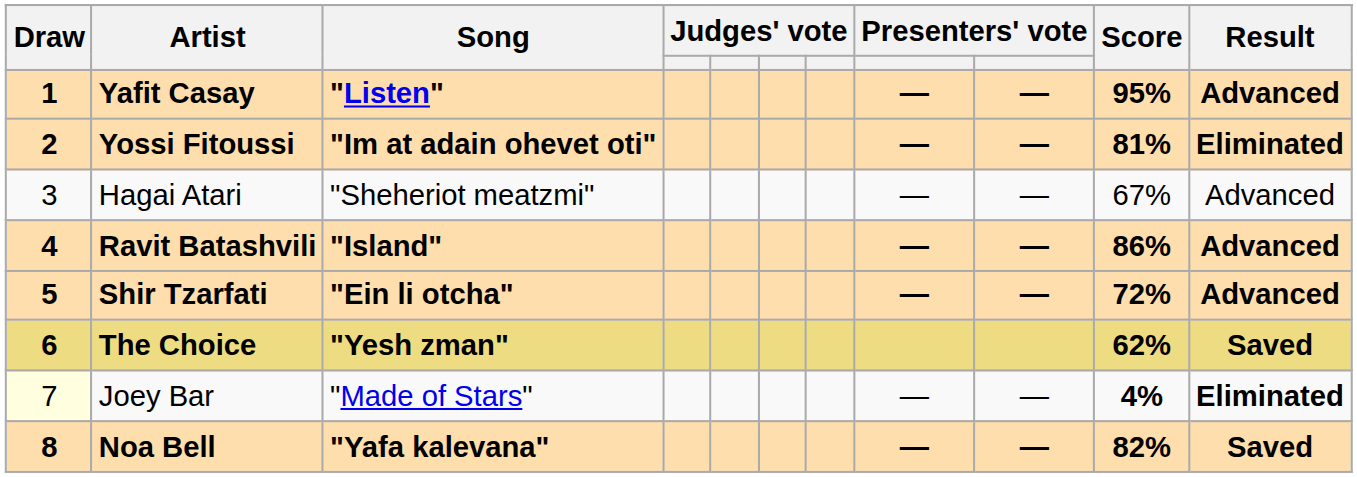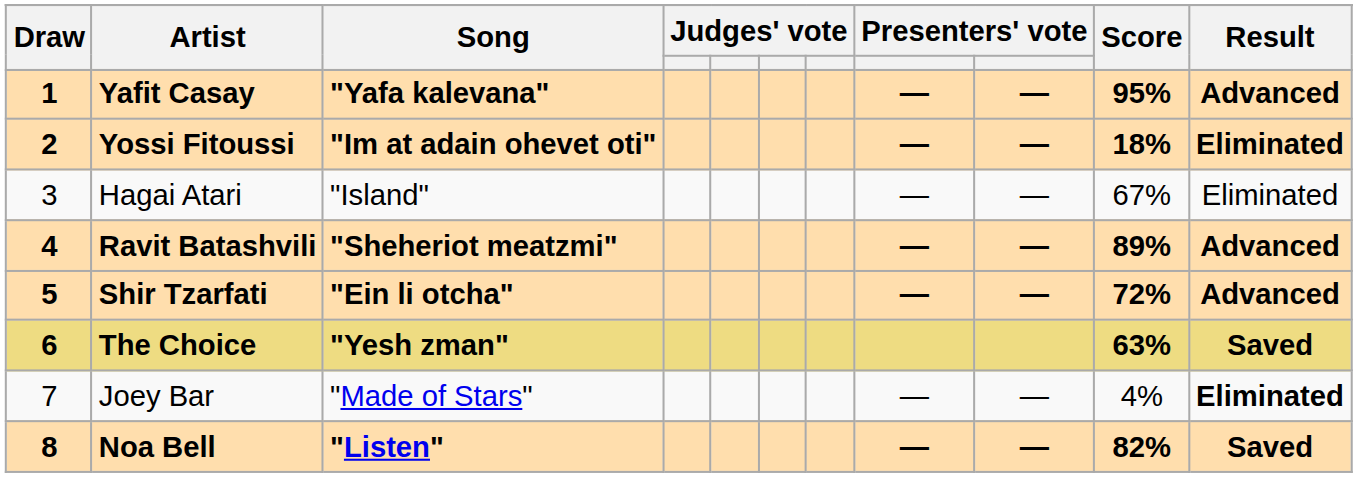(387, 94) "Listen" -> (440, 94) "Yafa kalevana"
(1142, 145) 81% -> (1142, 145) 18%
(462, 195) "Sheheriot meatzmi" -> (379, 195) "Island"
(1270, 195) Advanced -> (1270, 195) Eliminated
(386, 245) "Island" -> (474, 245) "Sheheriot meatzmi"
(1142, 245) 86% -> (1142, 245) 89%
(1142, 346) 62% -> (1142, 346) 63%
(49, 396) lightyellow background -> (49, 396) no background
(1142, 396) bold -> (1142, 396) normal
(440, 446) "Yafa kalevana" -> (387, 446) "Listen"
